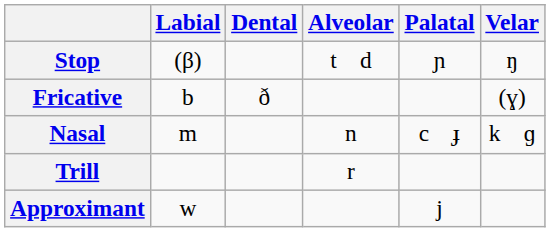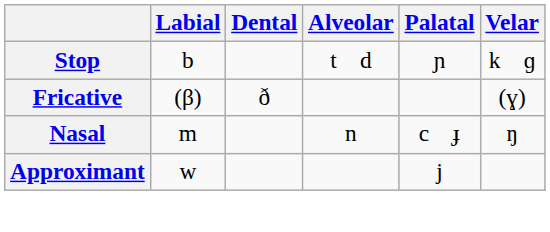(188, 60) (β) -> (188, 60) b
(512, 60) ŋ -> (512, 60) k ɡ
(188, 97) b -> (188, 97) (β)
(512, 134) k ɡ -> (512, 134) ŋ
- row: (77, 171)
